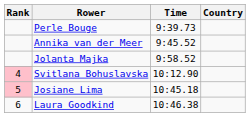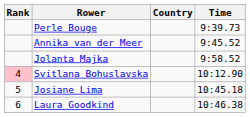columns swapped: (223, 12) <-> (176, 12)
(18, 89) pink background -> (18, 89) no background
